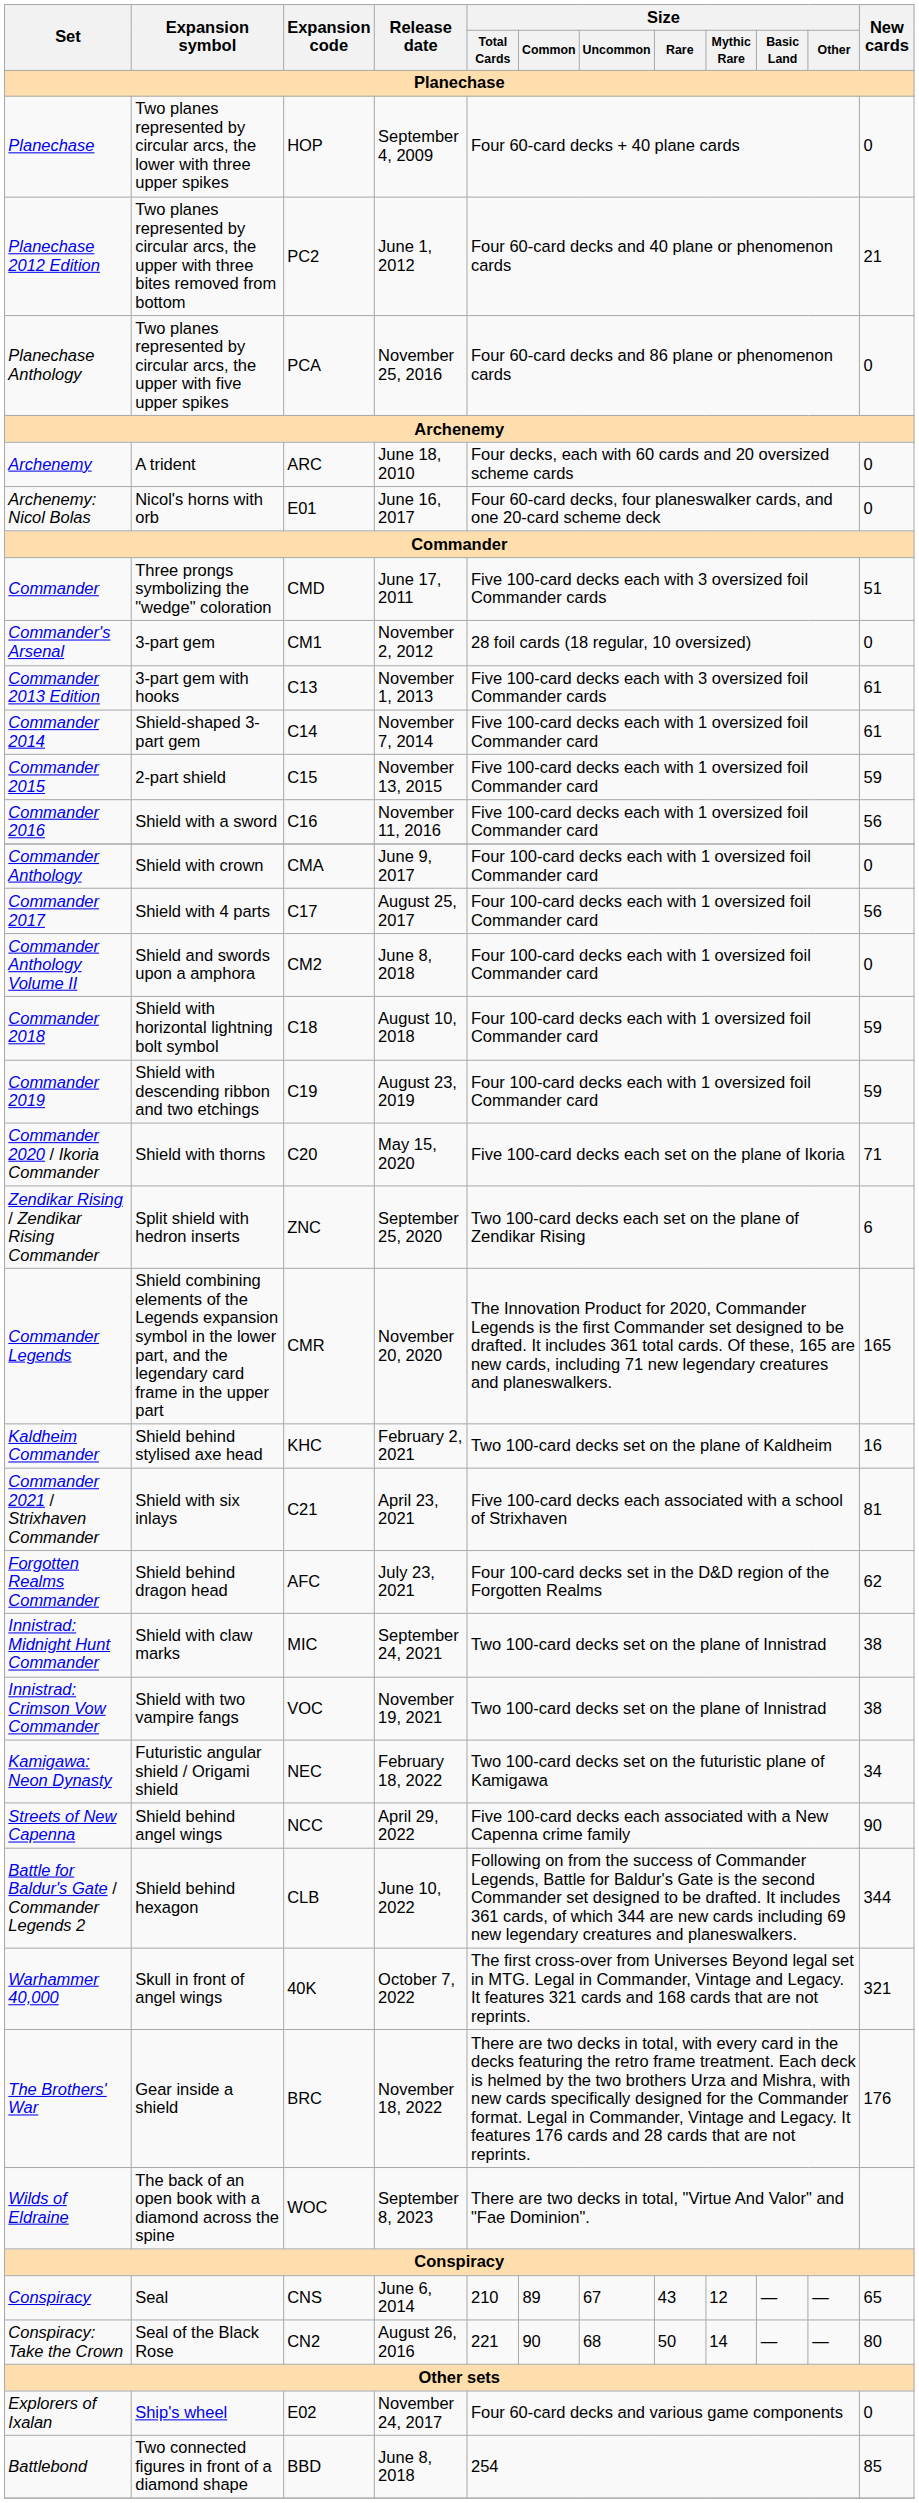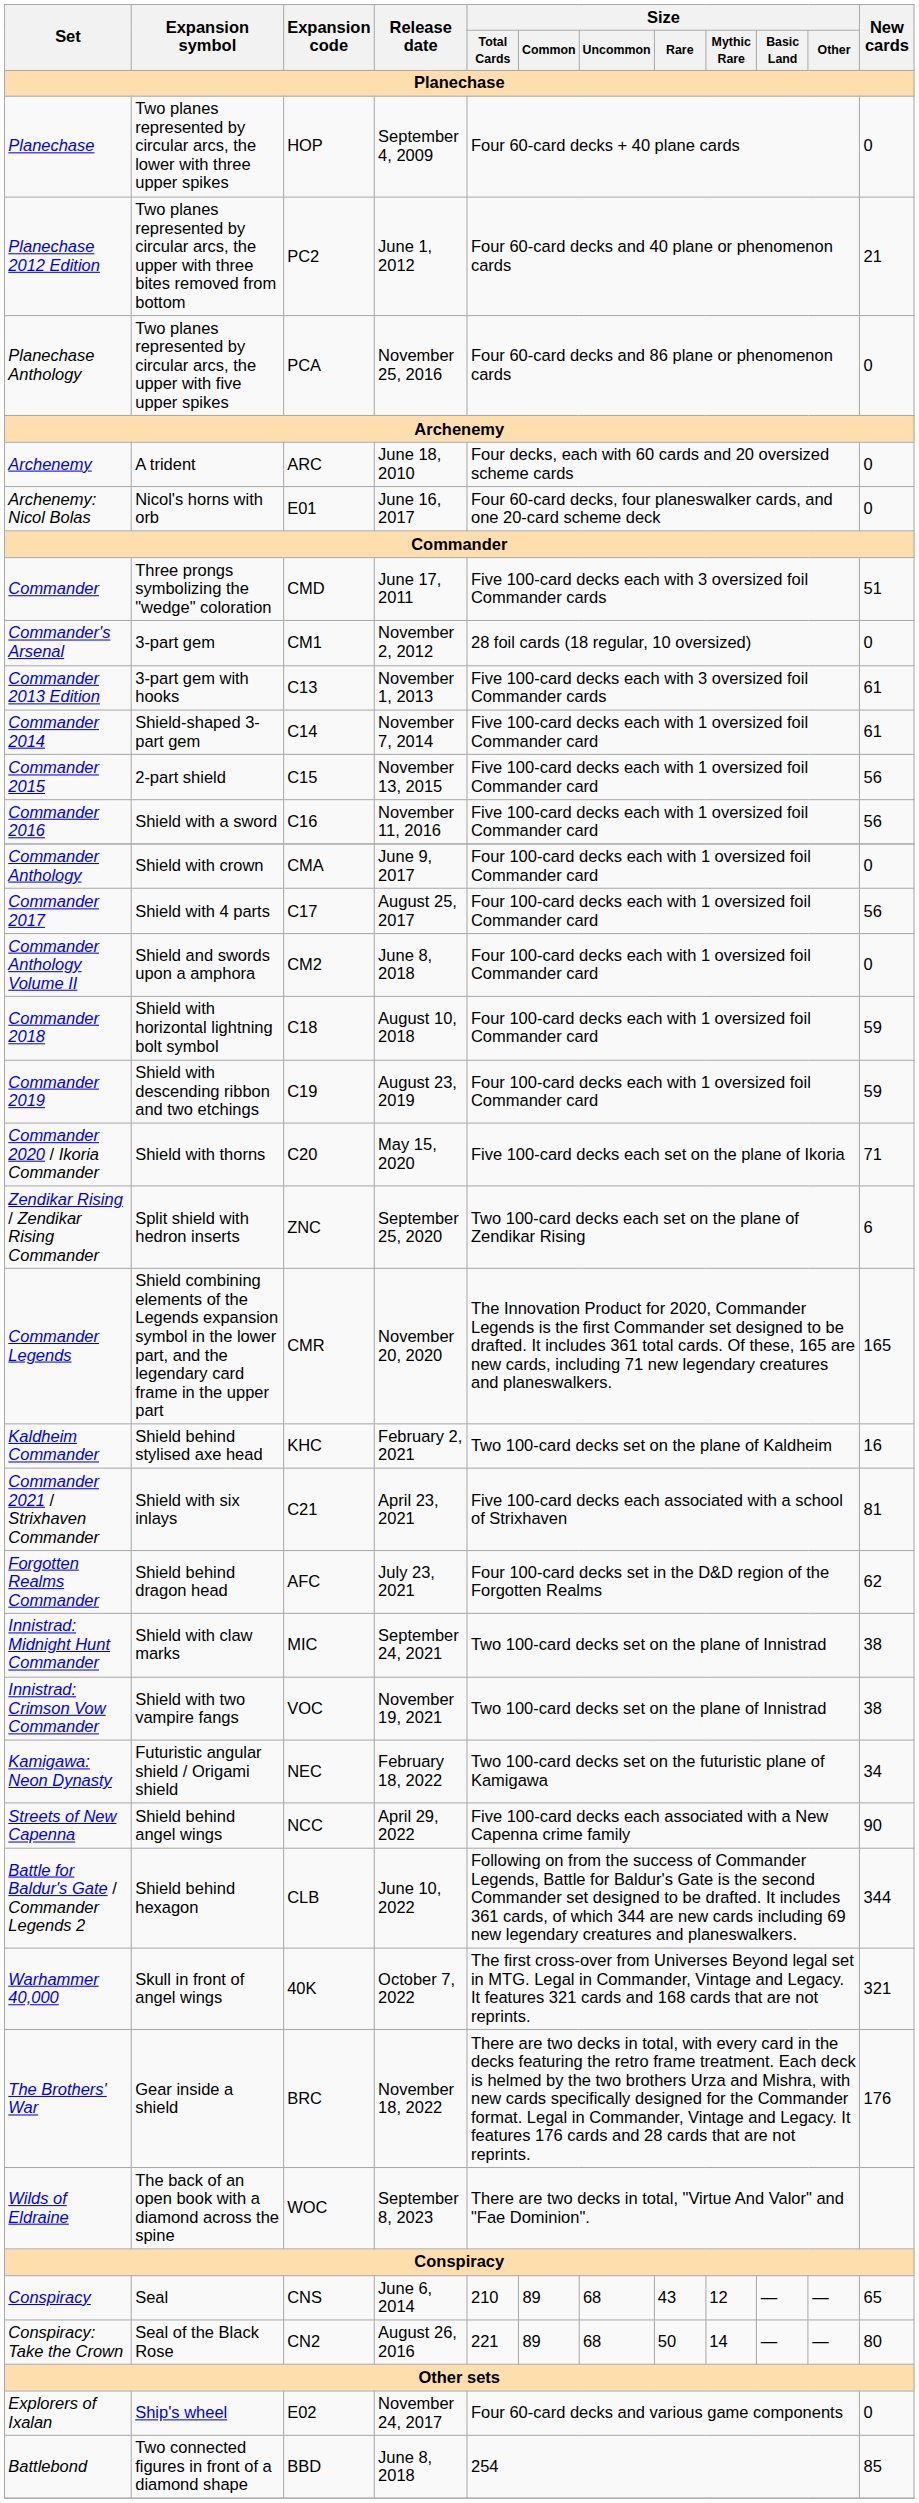(873, 776) 59 -> (873, 776) 56
(592, 2297) 67 -> (592, 2297) 68
(532, 2342) 90 -> (532, 2342) 89
